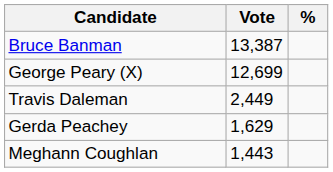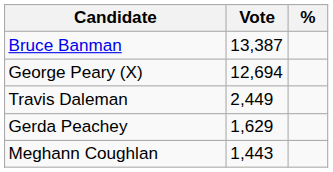(257, 72) 12,699 -> (257, 72) 12,694
